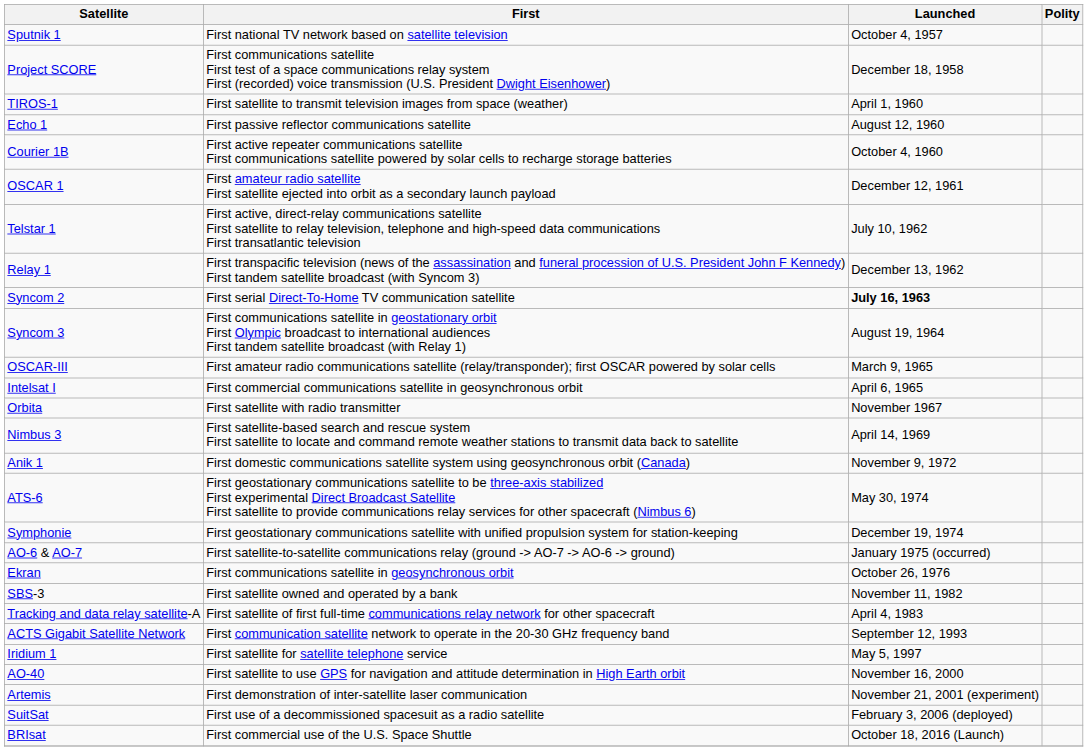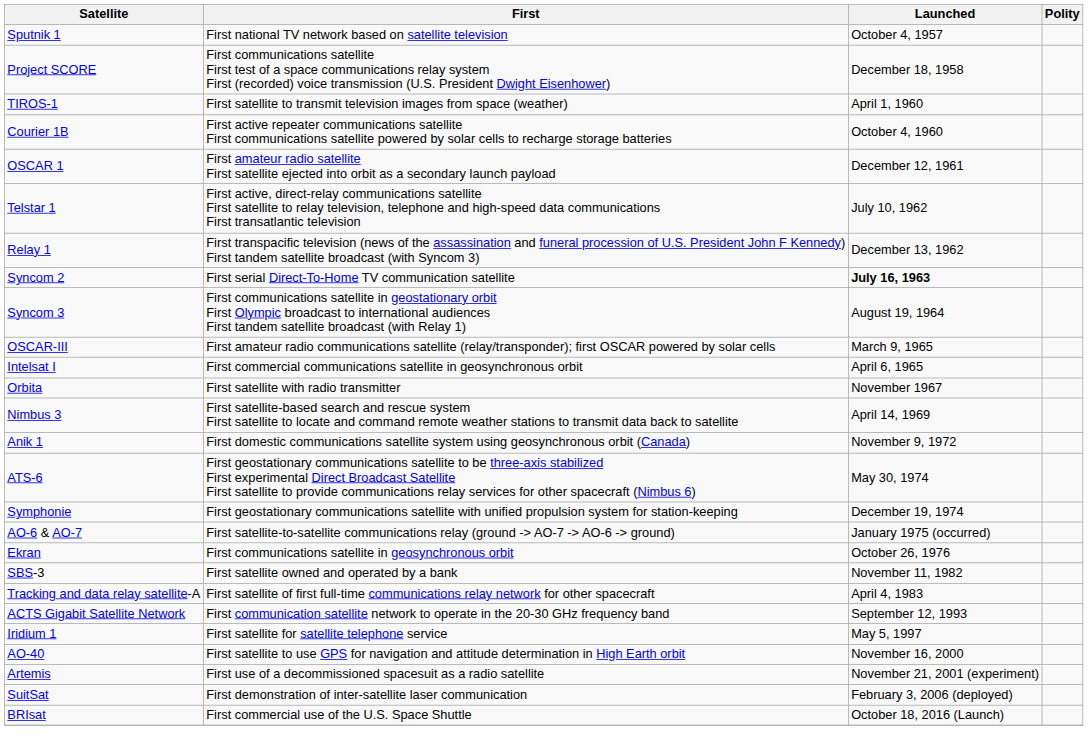- row: (27, 124)
(367, 694) First demonstration of inter-satellite laser communication -> (375, 674) First use of a decommissioned spacesuit as a radio satellite
(375, 715) First use of a decommissioned spacesuit as a radio satellite -> (367, 694) First demonstration of inter-satellite laser communication
